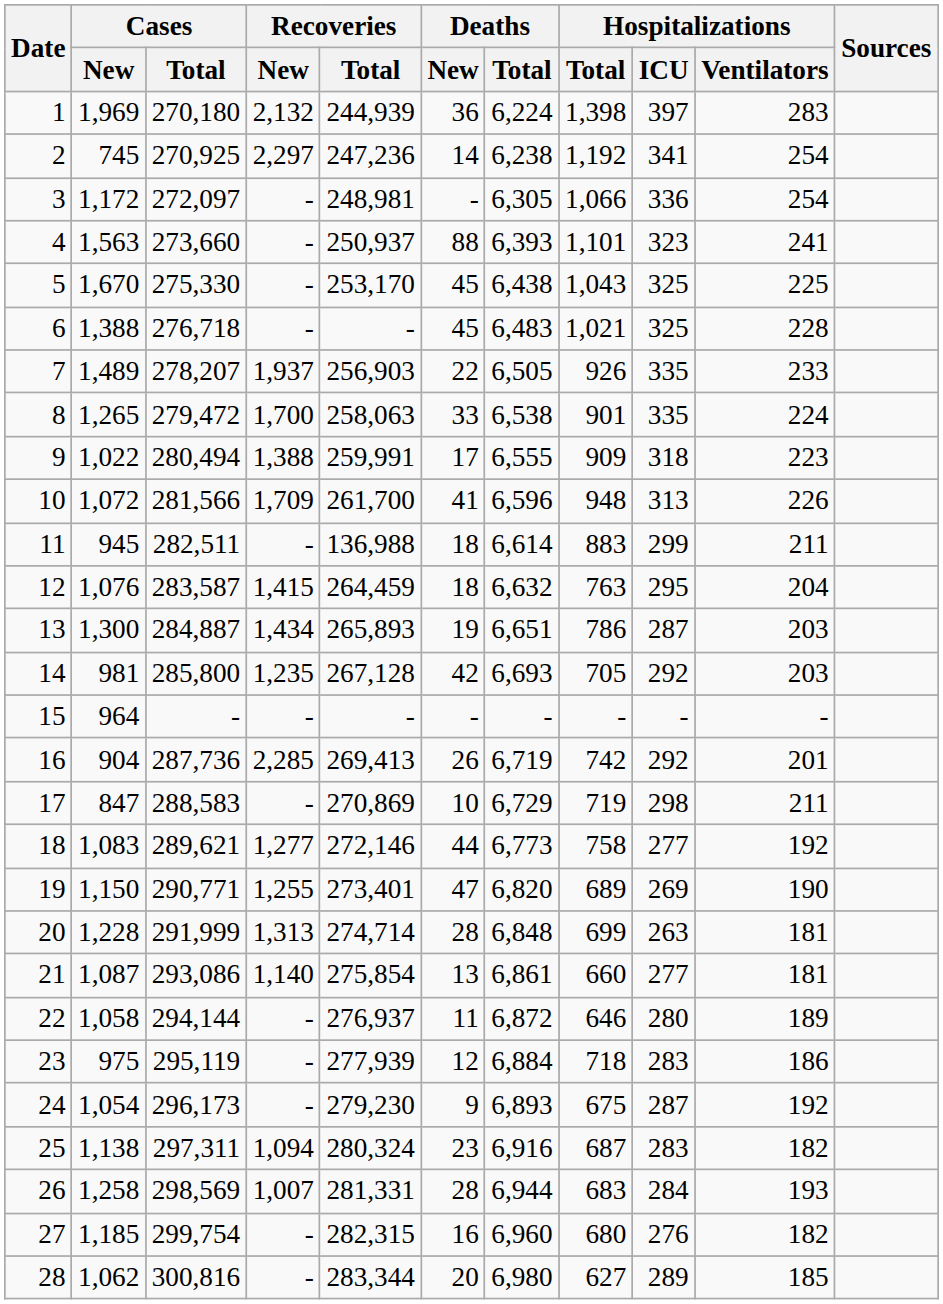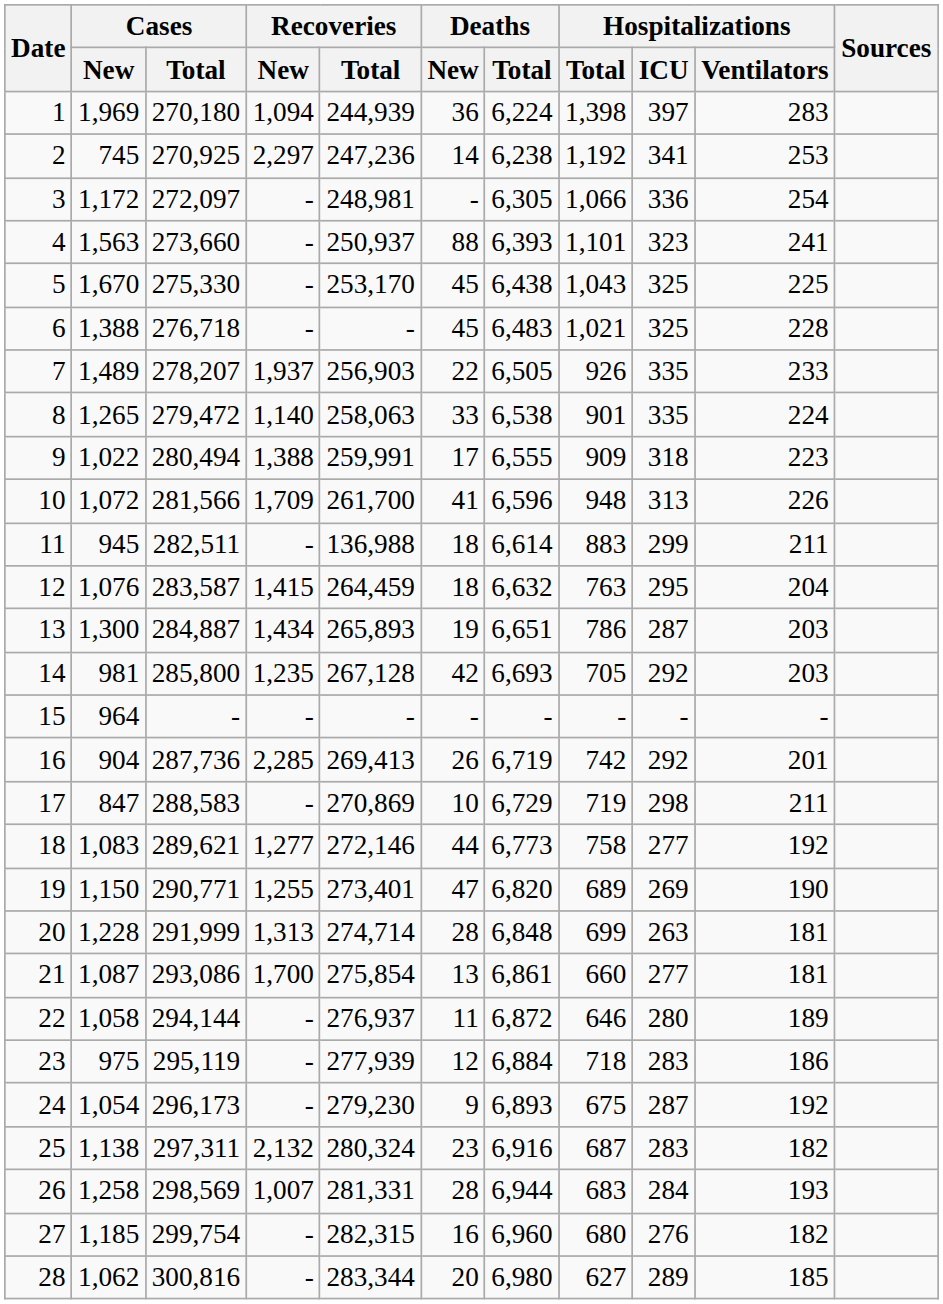(283, 112) 2,132 -> (283, 112) 1,094
(808, 155) 254 -> (808, 155) 253
(283, 414) 1,700 -> (283, 414) 1,140
(283, 975) 1,140 -> (283, 975) 1,700
(283, 1147) 1,094 -> (283, 1147) 2,132
